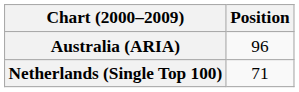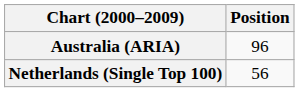(260, 73) 71 -> (260, 73) 56
